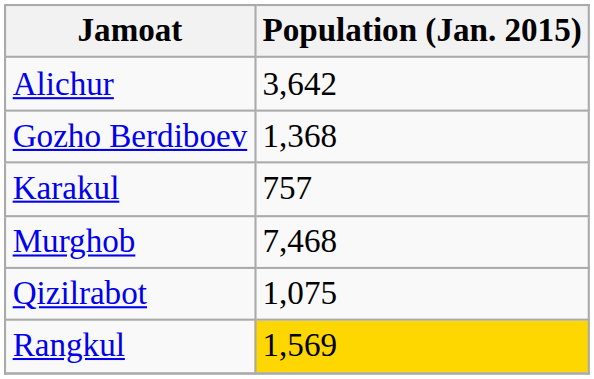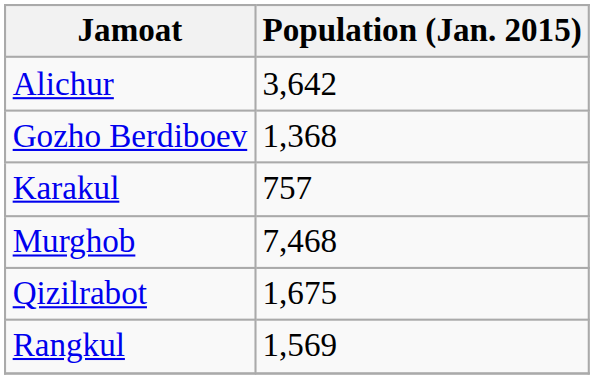(300, 293) 1,075 -> (300, 293) 1,675
(300, 345) gold background -> (300, 345) no background
